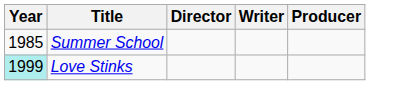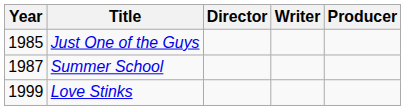+ row: (125, 42)
(26, 42) 1985 -> (26, 67) 1987
(26, 67) paleturquoise background -> (26, 92) no background
